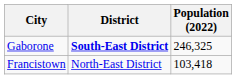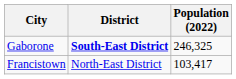(193, 64) 103,418 -> (193, 64) 103,417
